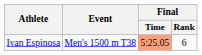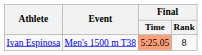(184, 43) 6 -> (184, 43) 8
